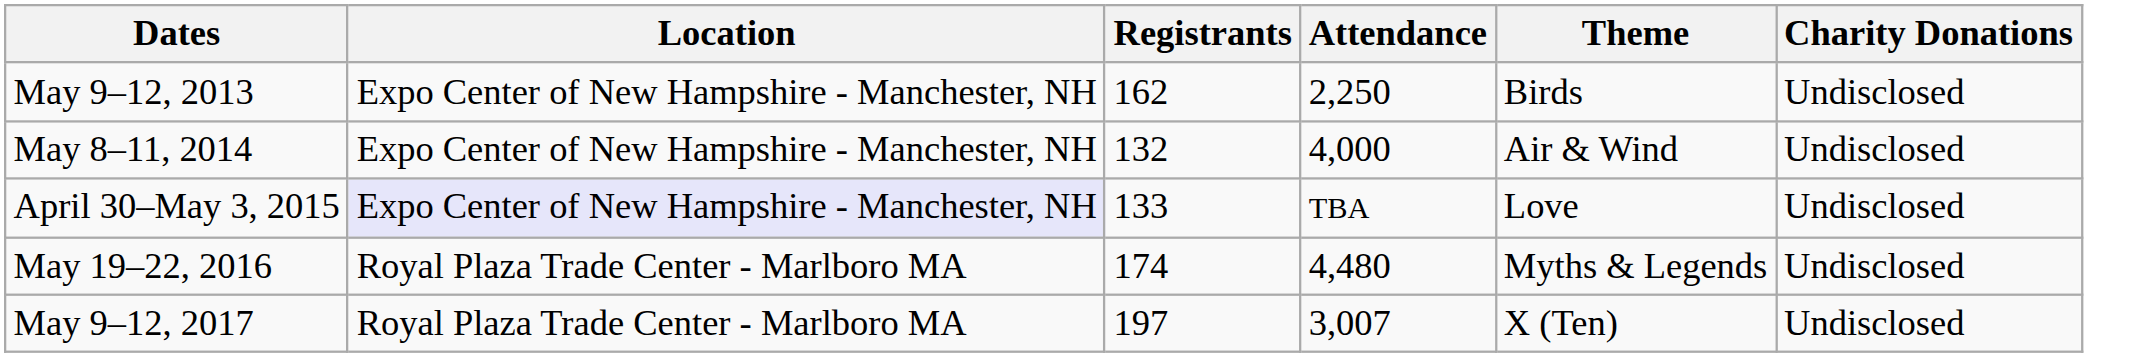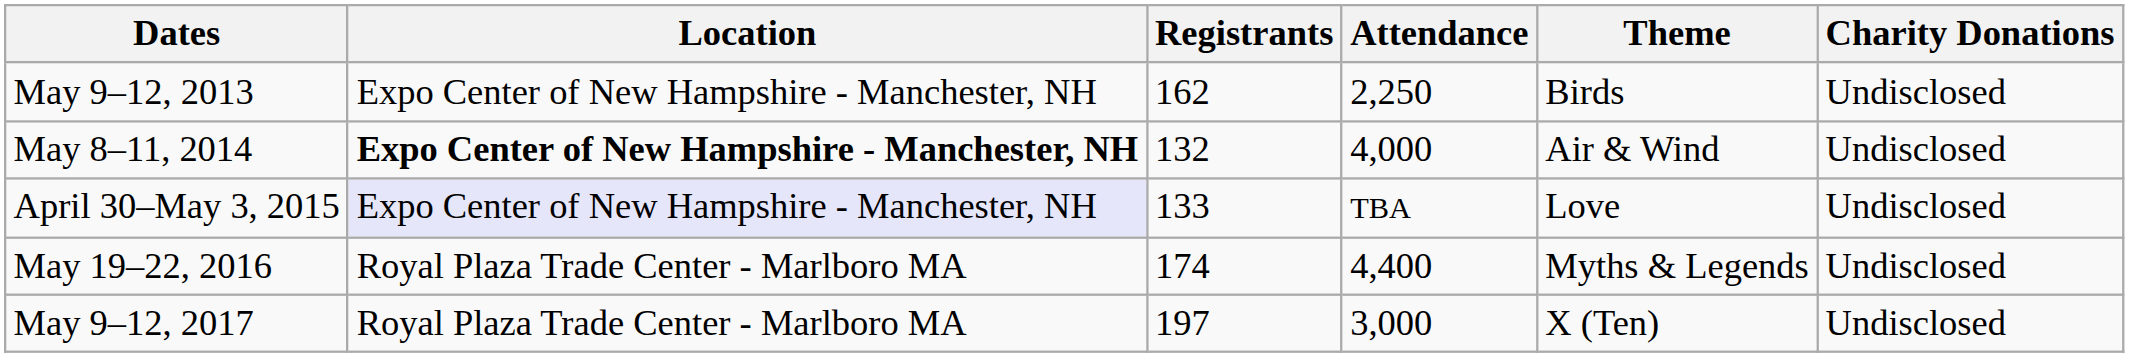(727, 149) normal -> (747, 149) bold
(1350, 264) 4,480 -> (1391, 264) 4,400
(1350, 322) 3,007 -> (1391, 322) 3,000
